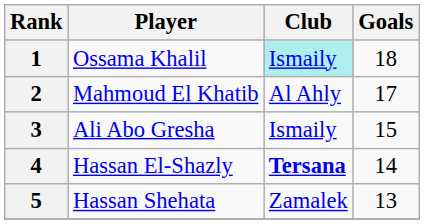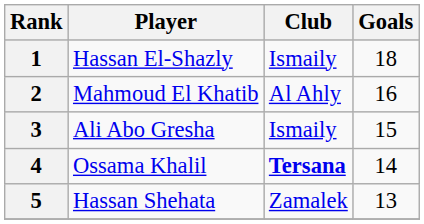(140, 58) Ossama Khalil -> (153, 58) Hassan El-Shazly
(303, 58) paleturquoise background -> (303, 58) no background
(386, 93) 17 -> (386, 93) 16
(153, 165) Hassan El-Shazly -> (140, 165) Ossama Khalil
